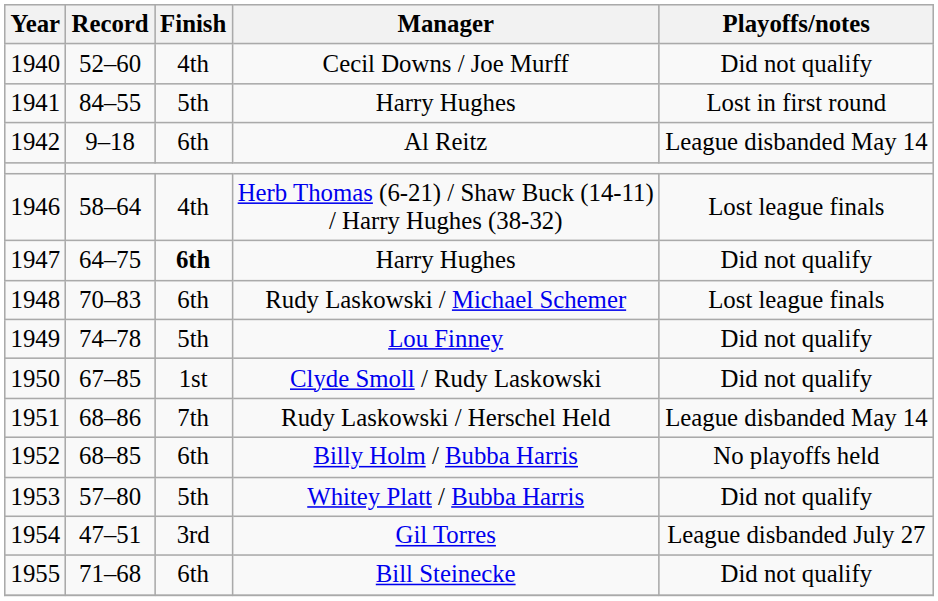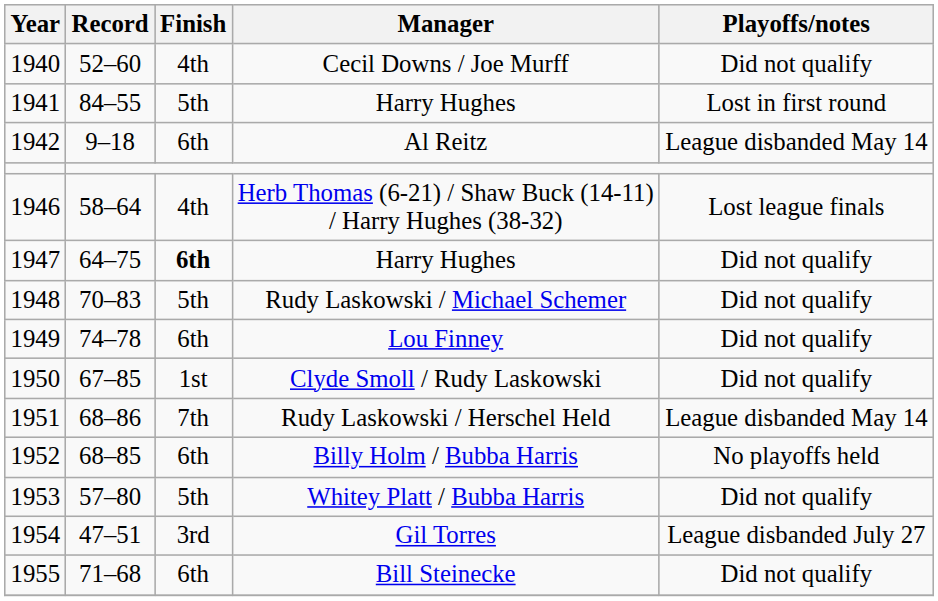(193, 299) 6th -> (193, 299) 5th
(796, 299) Lost league finals -> (796, 299) Did not qualify
(193, 338) 5th -> (193, 338) 6th
